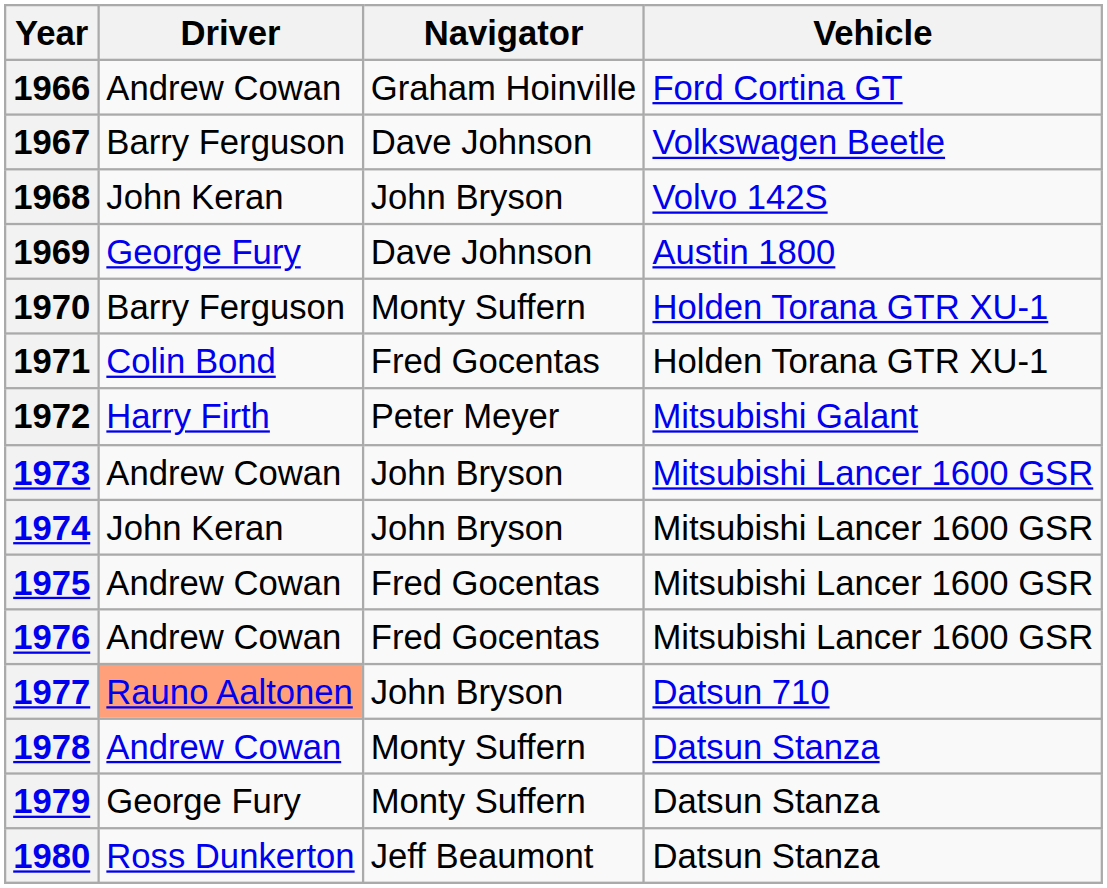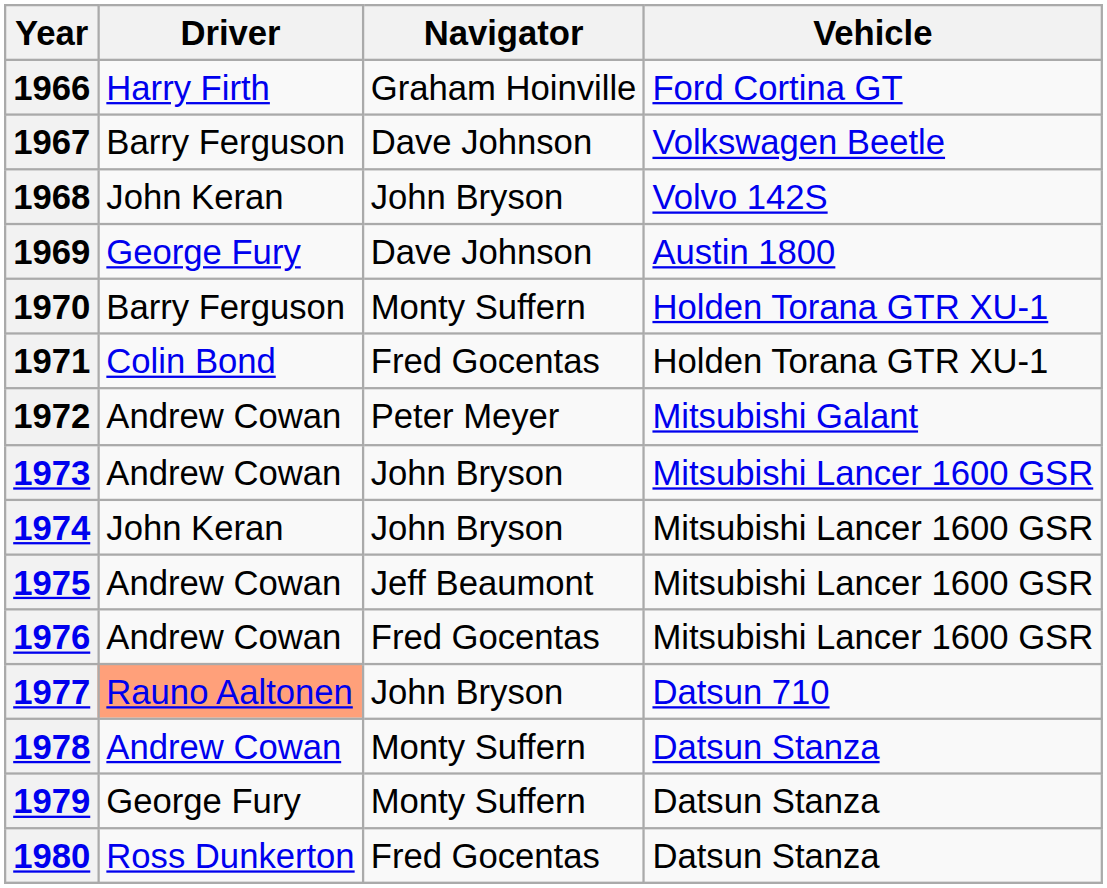(224, 88) Andrew Cowan -> (188, 88) Harry Firth
(188, 417) Harry Firth -> (224, 417) Andrew Cowan
(485, 581) Fred Gocentas -> (482, 581) Jeff Beaumont
(482, 856) Jeff Beaumont -> (485, 856) Fred Gocentas
